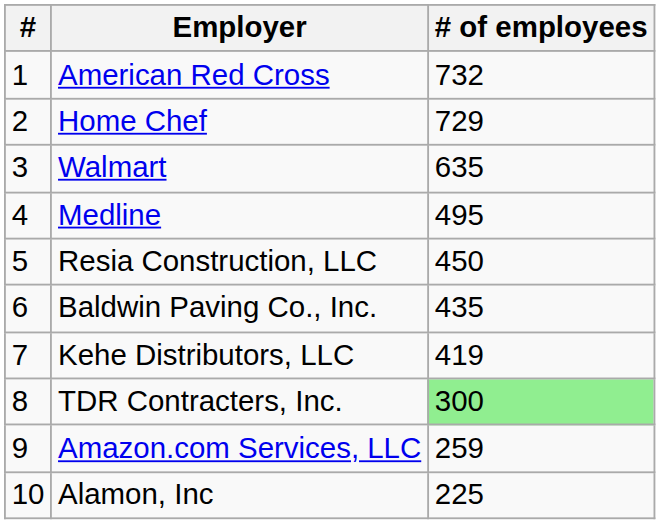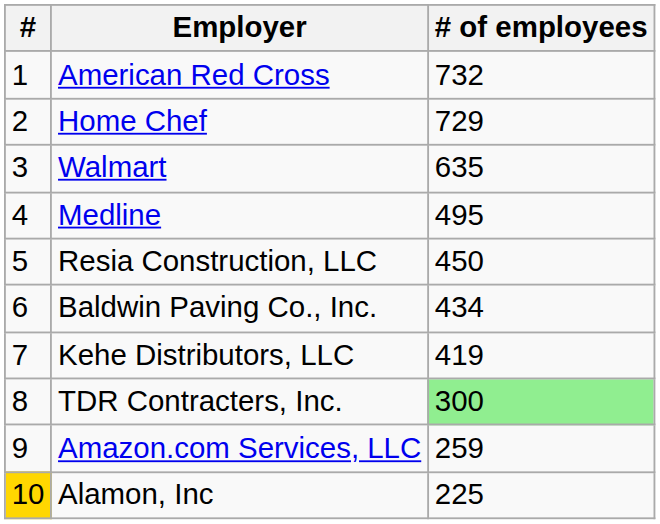(459, 307) 435 -> (459, 307) 434
(28, 494) no background -> (28, 494) gold background
